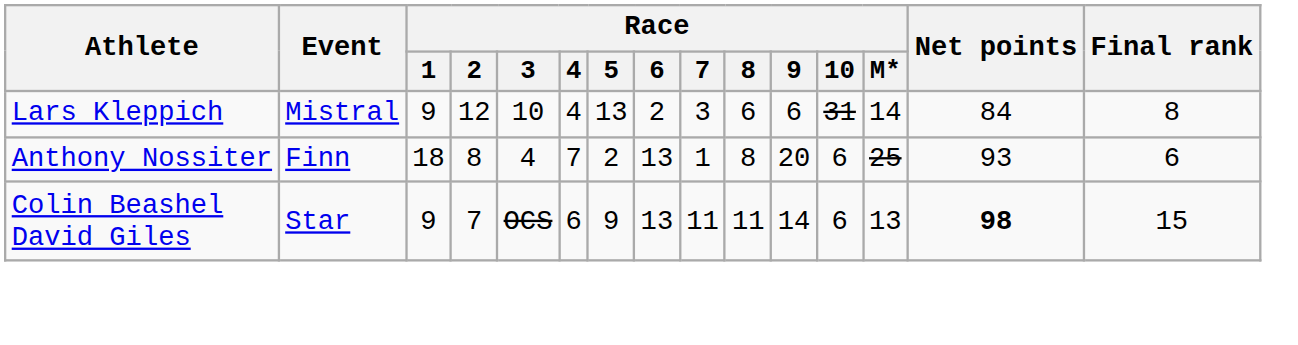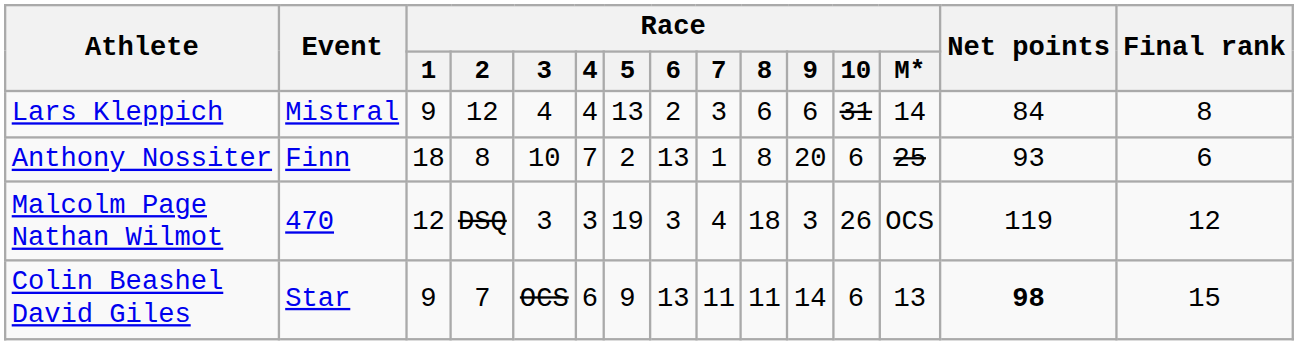(528, 114) 10 -> (544, 114) 4
(528, 159) 4 -> (544, 159) 10
+ row: (117, 221)
